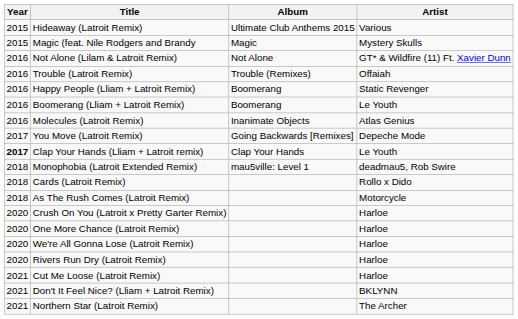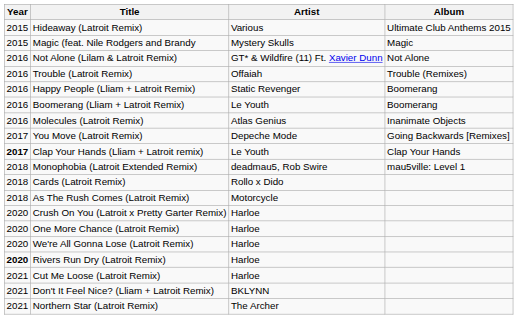columns swapped: (435, 12) <-> (293, 12)
(17, 259) normal -> (17, 259) bold
